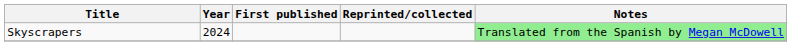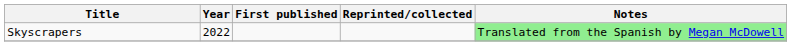(216, 32) 2024 -> (216, 32) 2022
